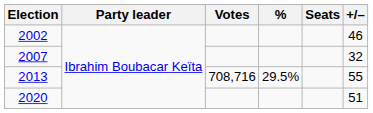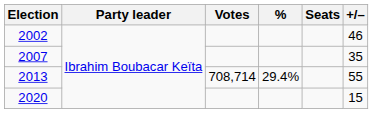(355, 56) 32 -> (355, 56) 35
(232, 77) 708,716 -> (232, 77) 708,714
(280, 77) 29.5% -> (280, 77) 29.4%
(355, 98) 51 -> (355, 98) 15
